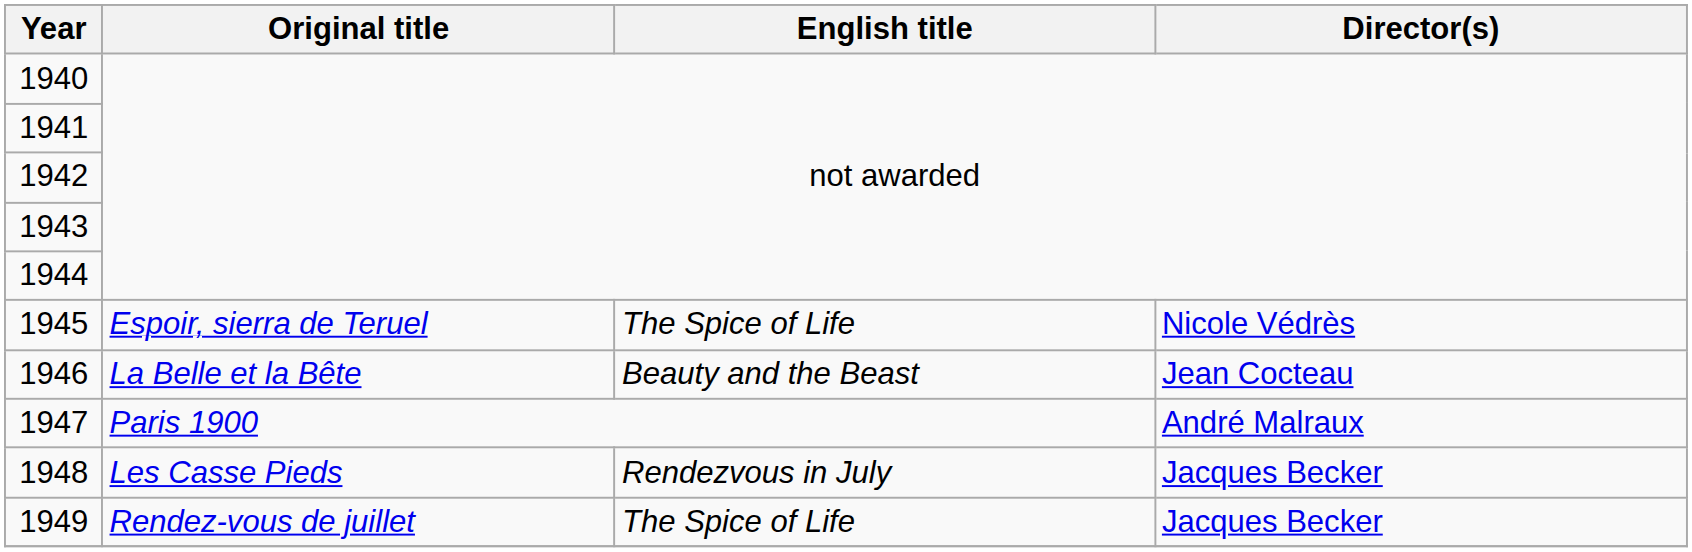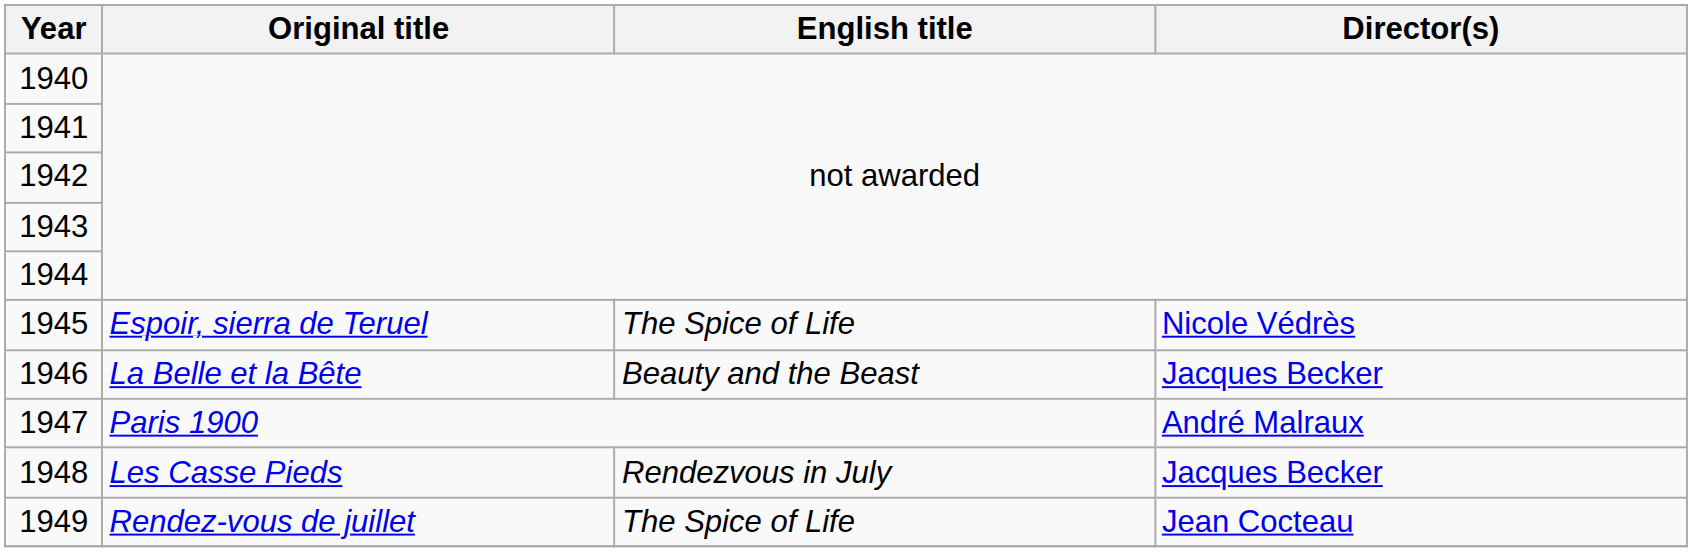(1258, 373) Jean Cocteau -> (1272, 373) Jacques Becker
(1272, 521) Jacques Becker -> (1258, 521) Jean Cocteau
